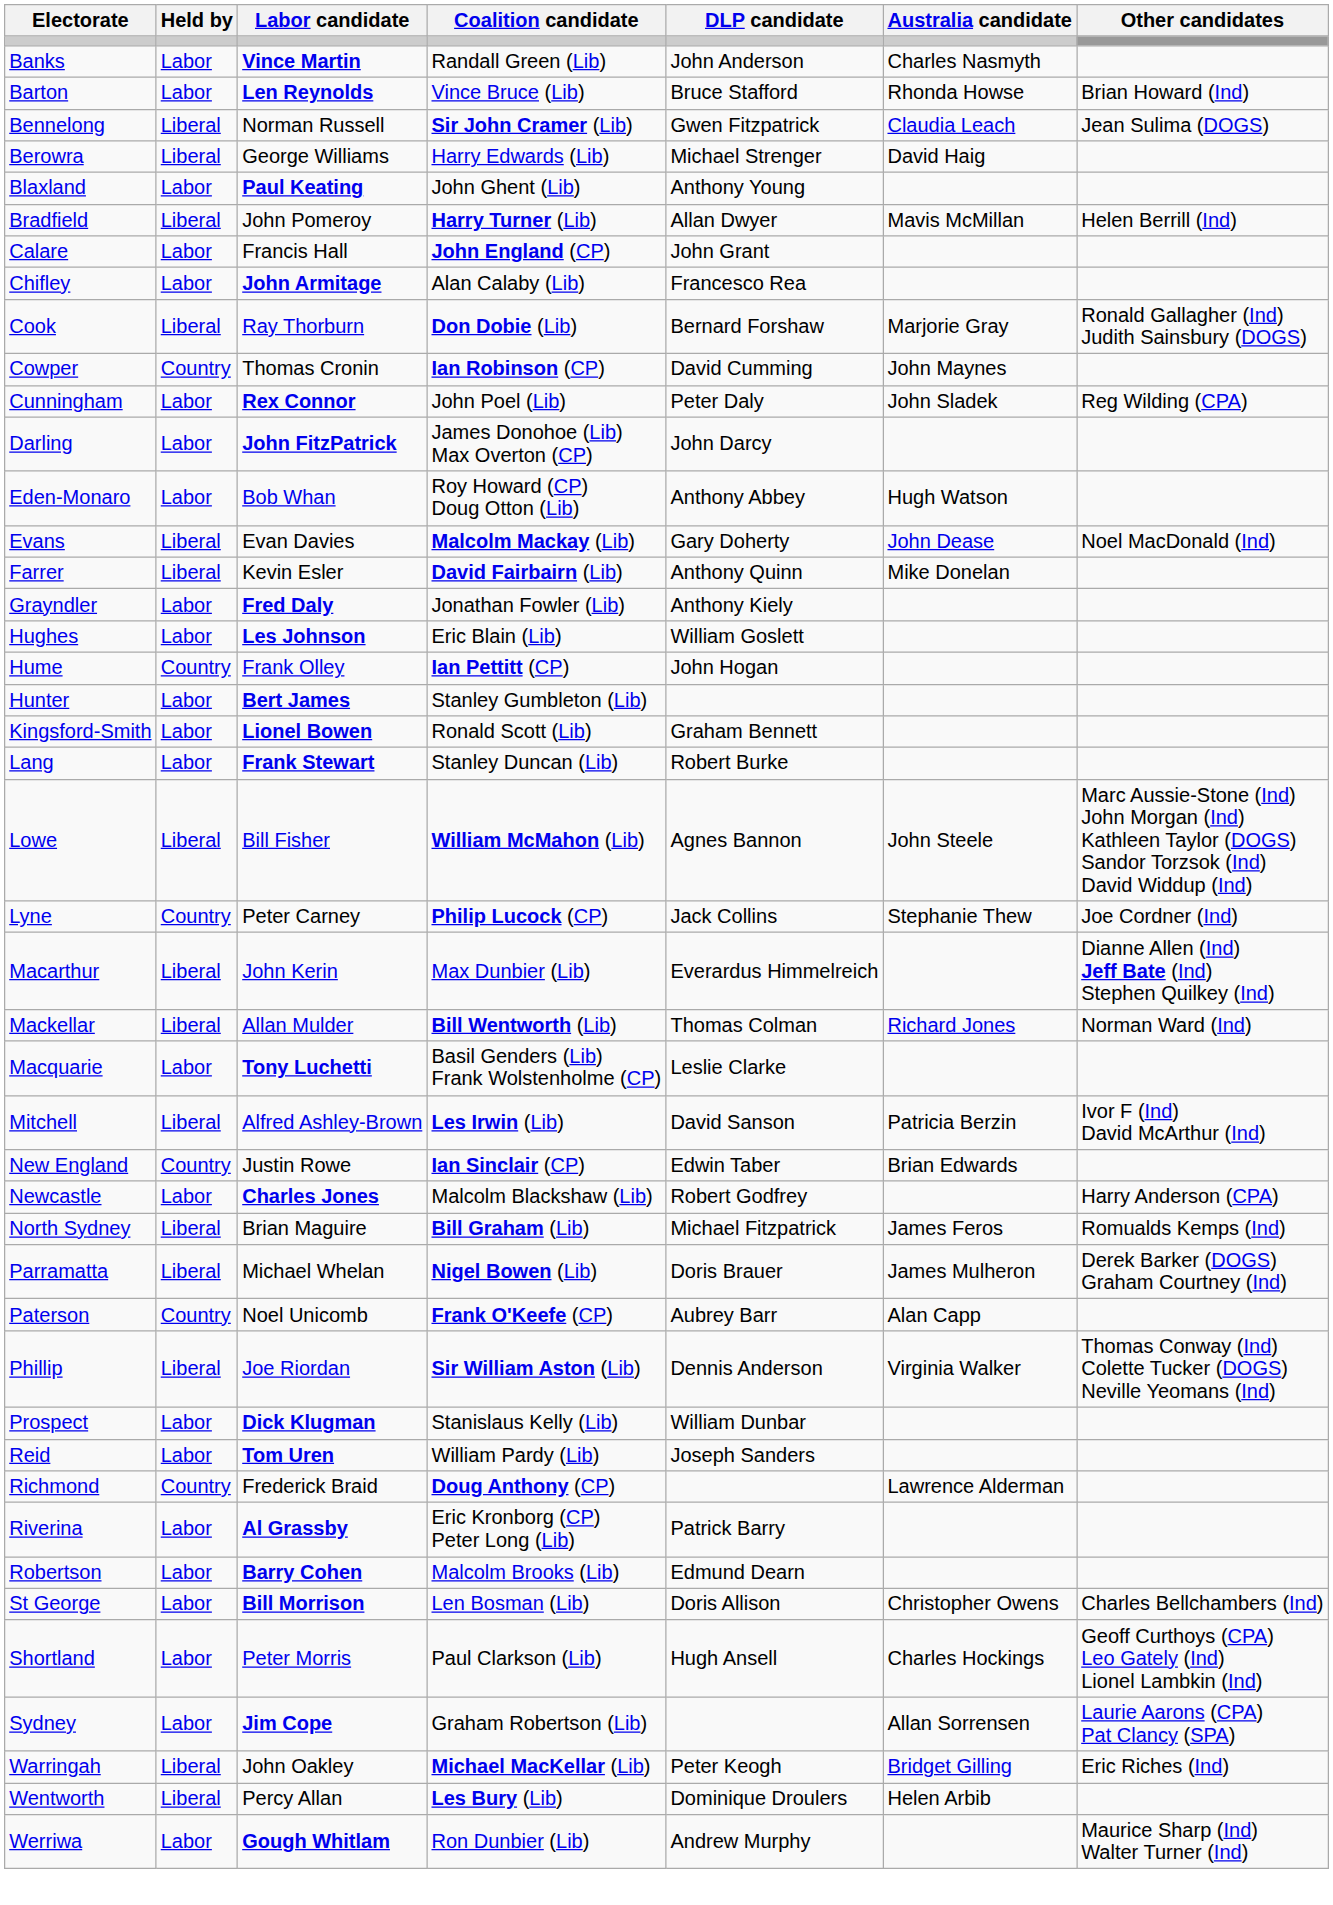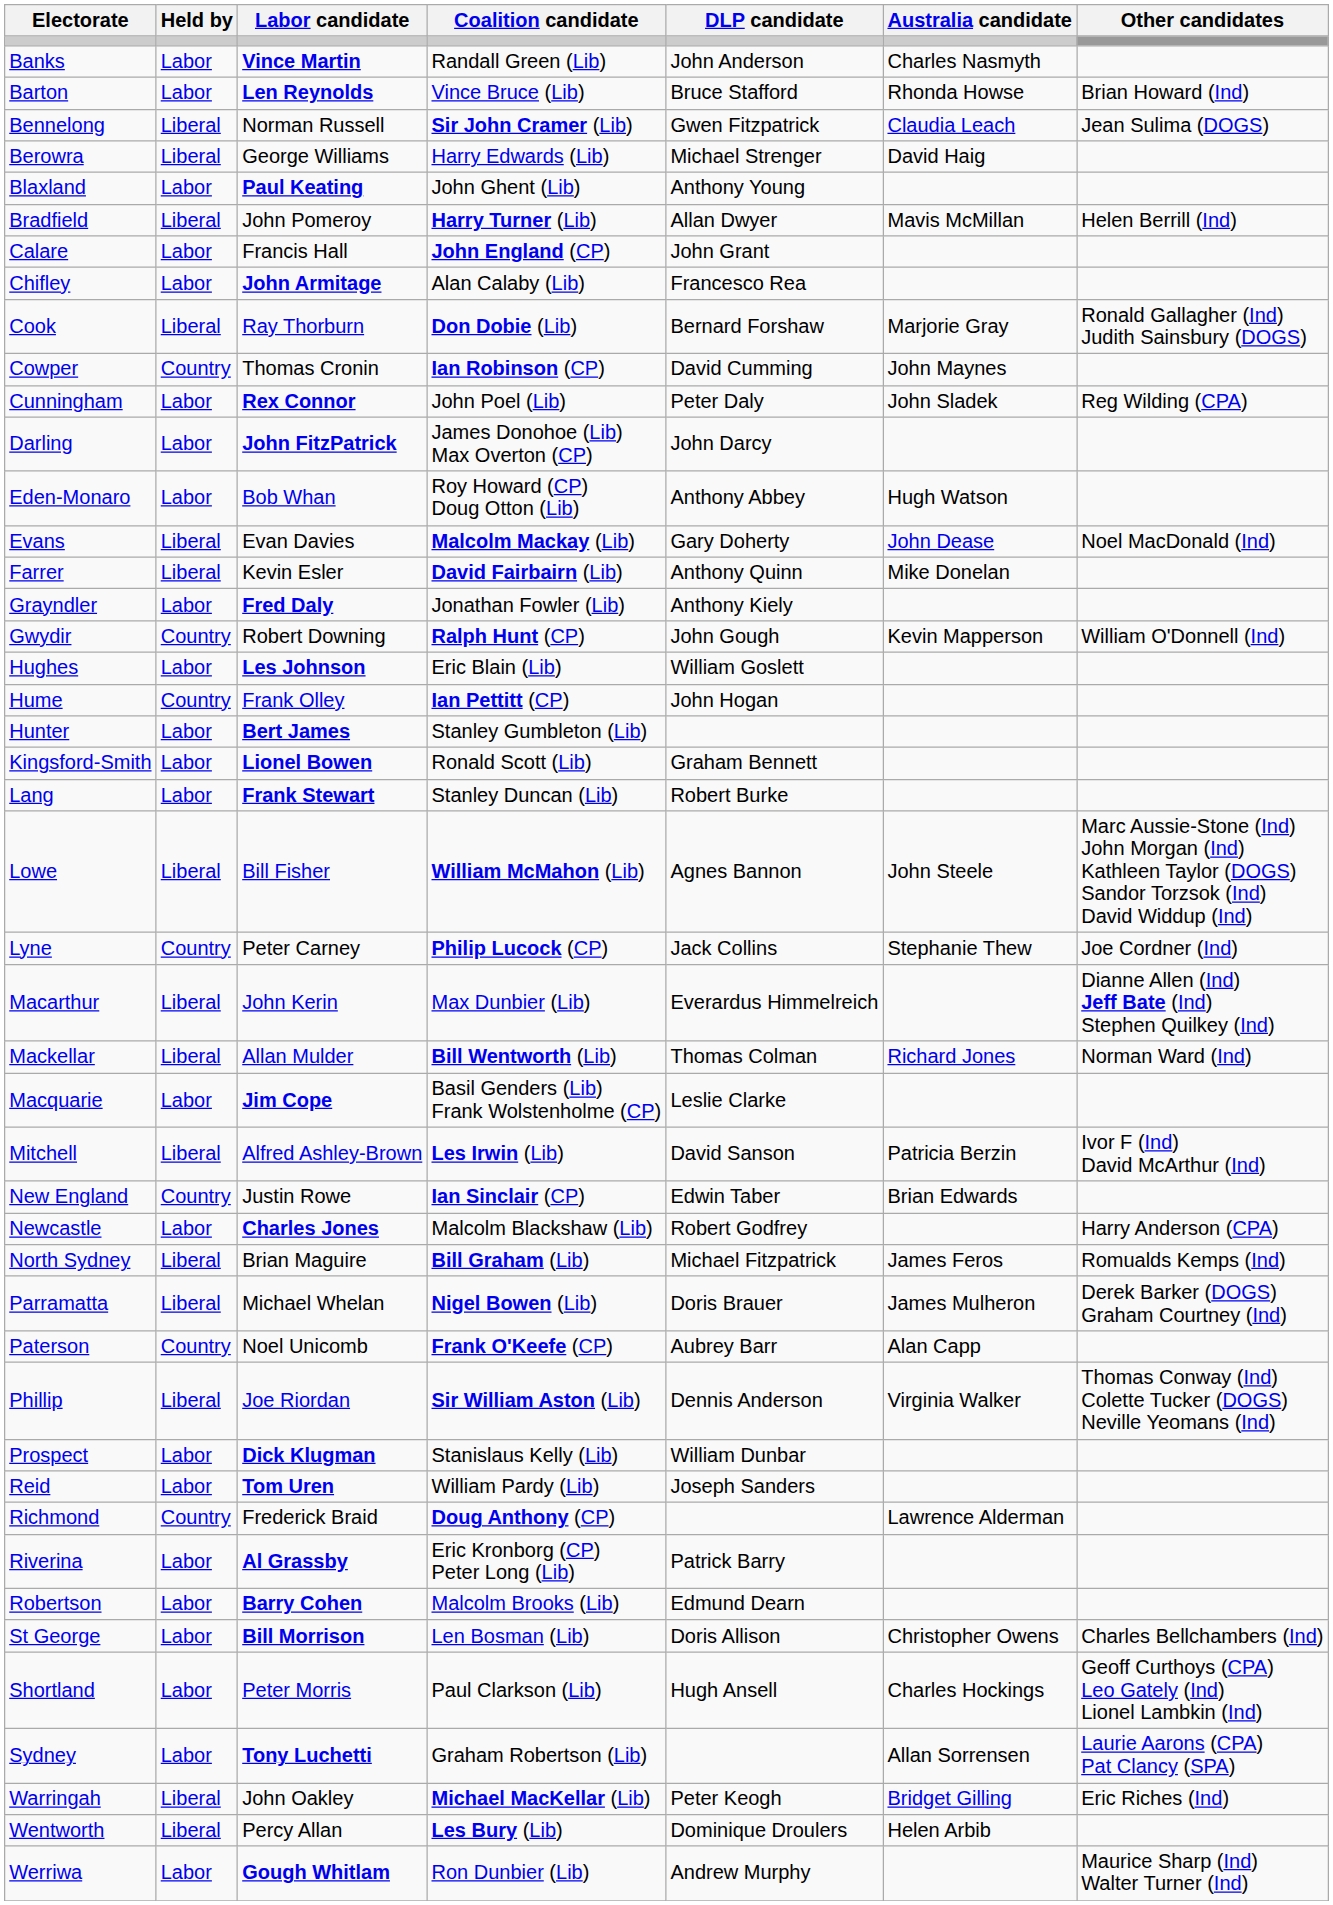+ row: (40, 636)
(307, 1068) Tony Luchetti -> (287, 1099) Jim Cope
(287, 1723) Jim Cope -> (307, 1755) Tony Luchetti
